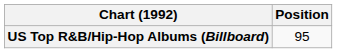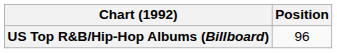(302, 36) 95 -> (302, 36) 96
